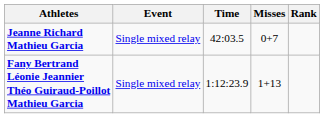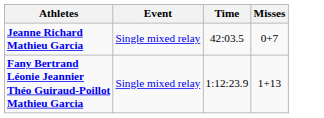- column: (304, 14)
